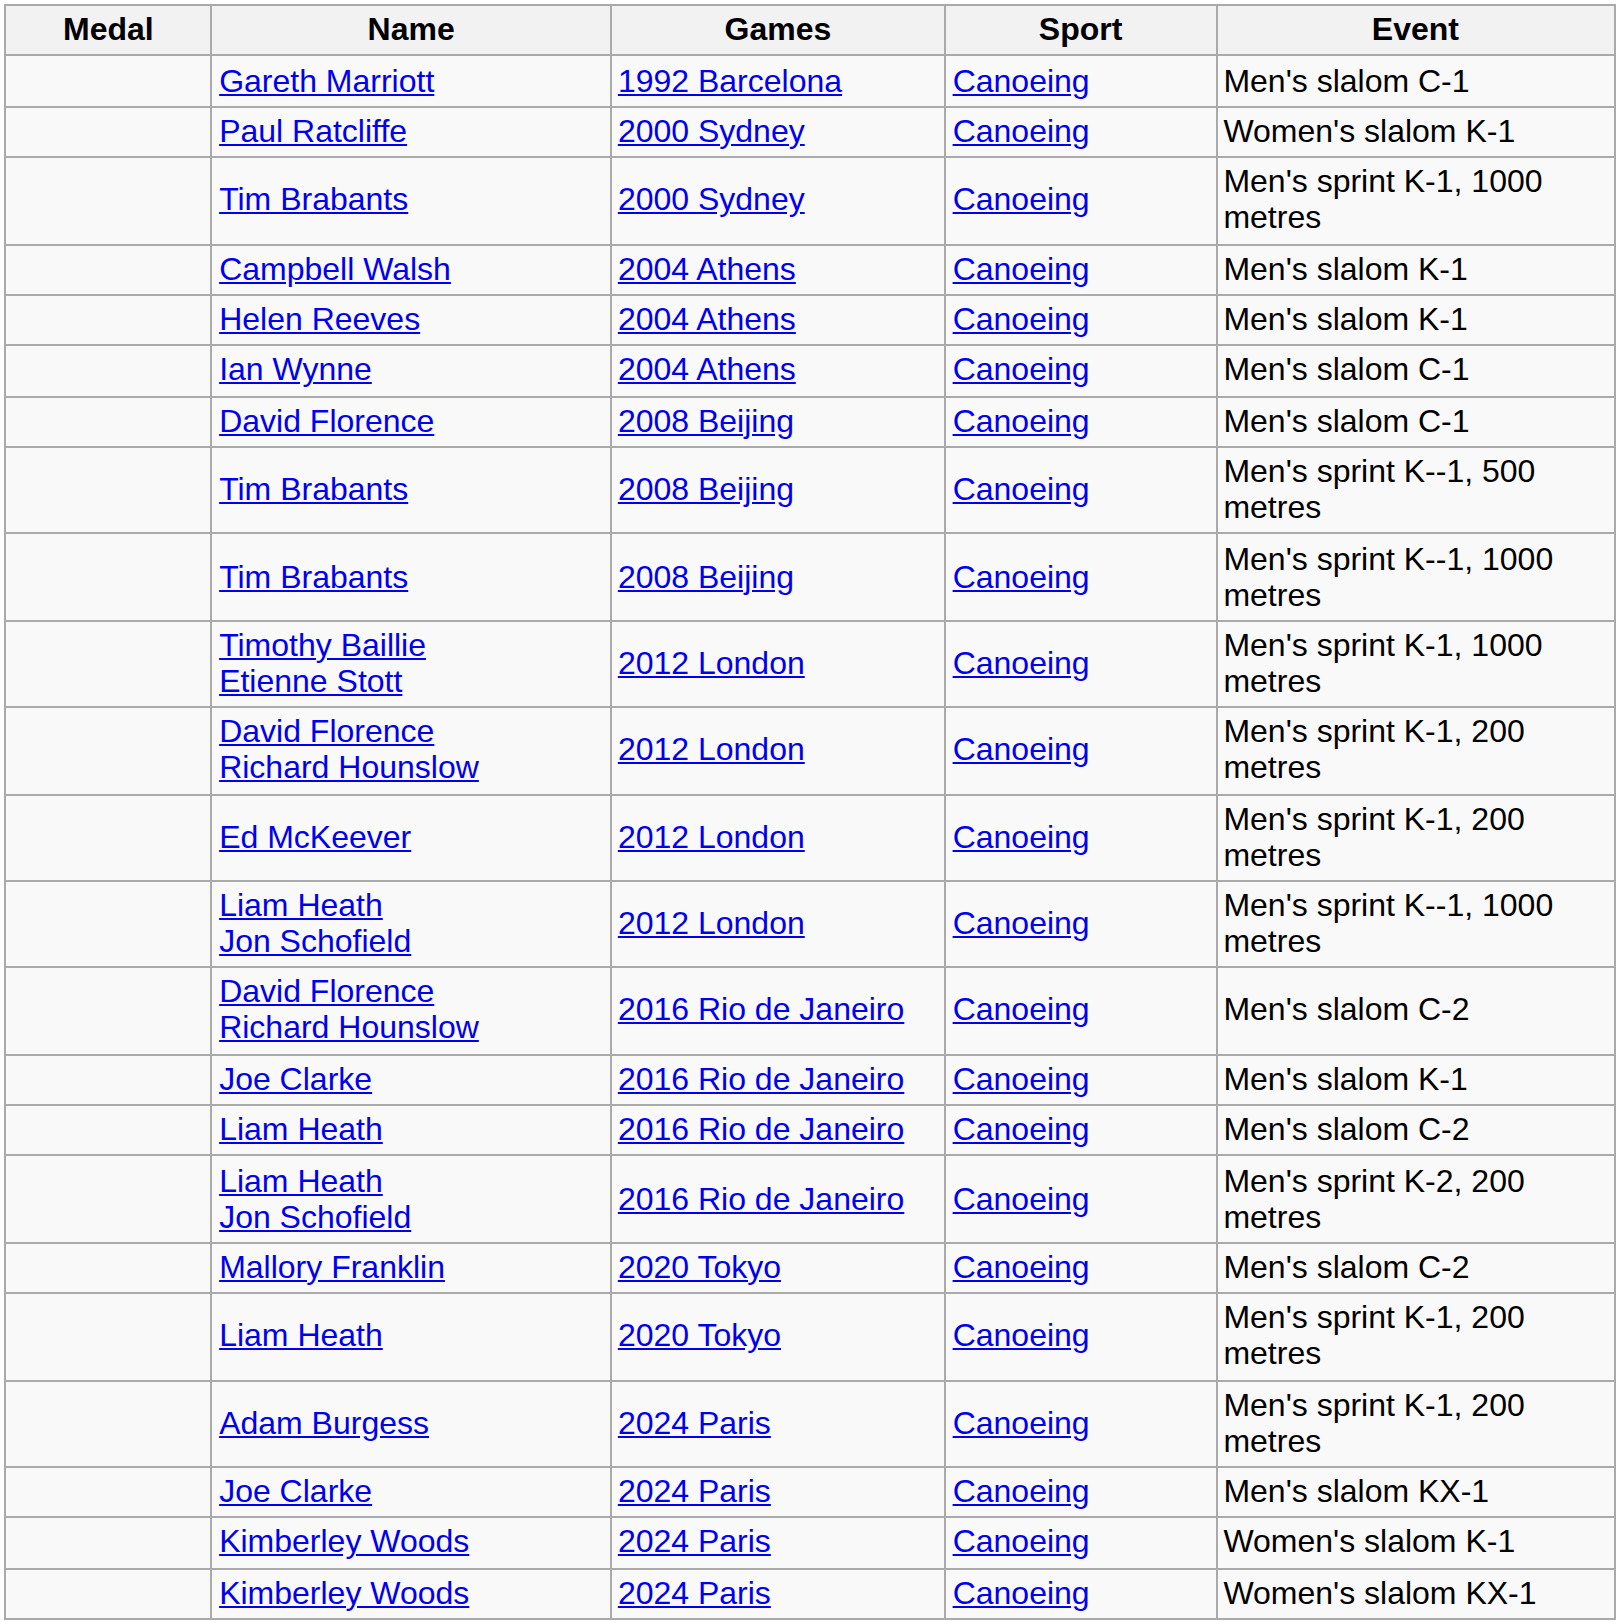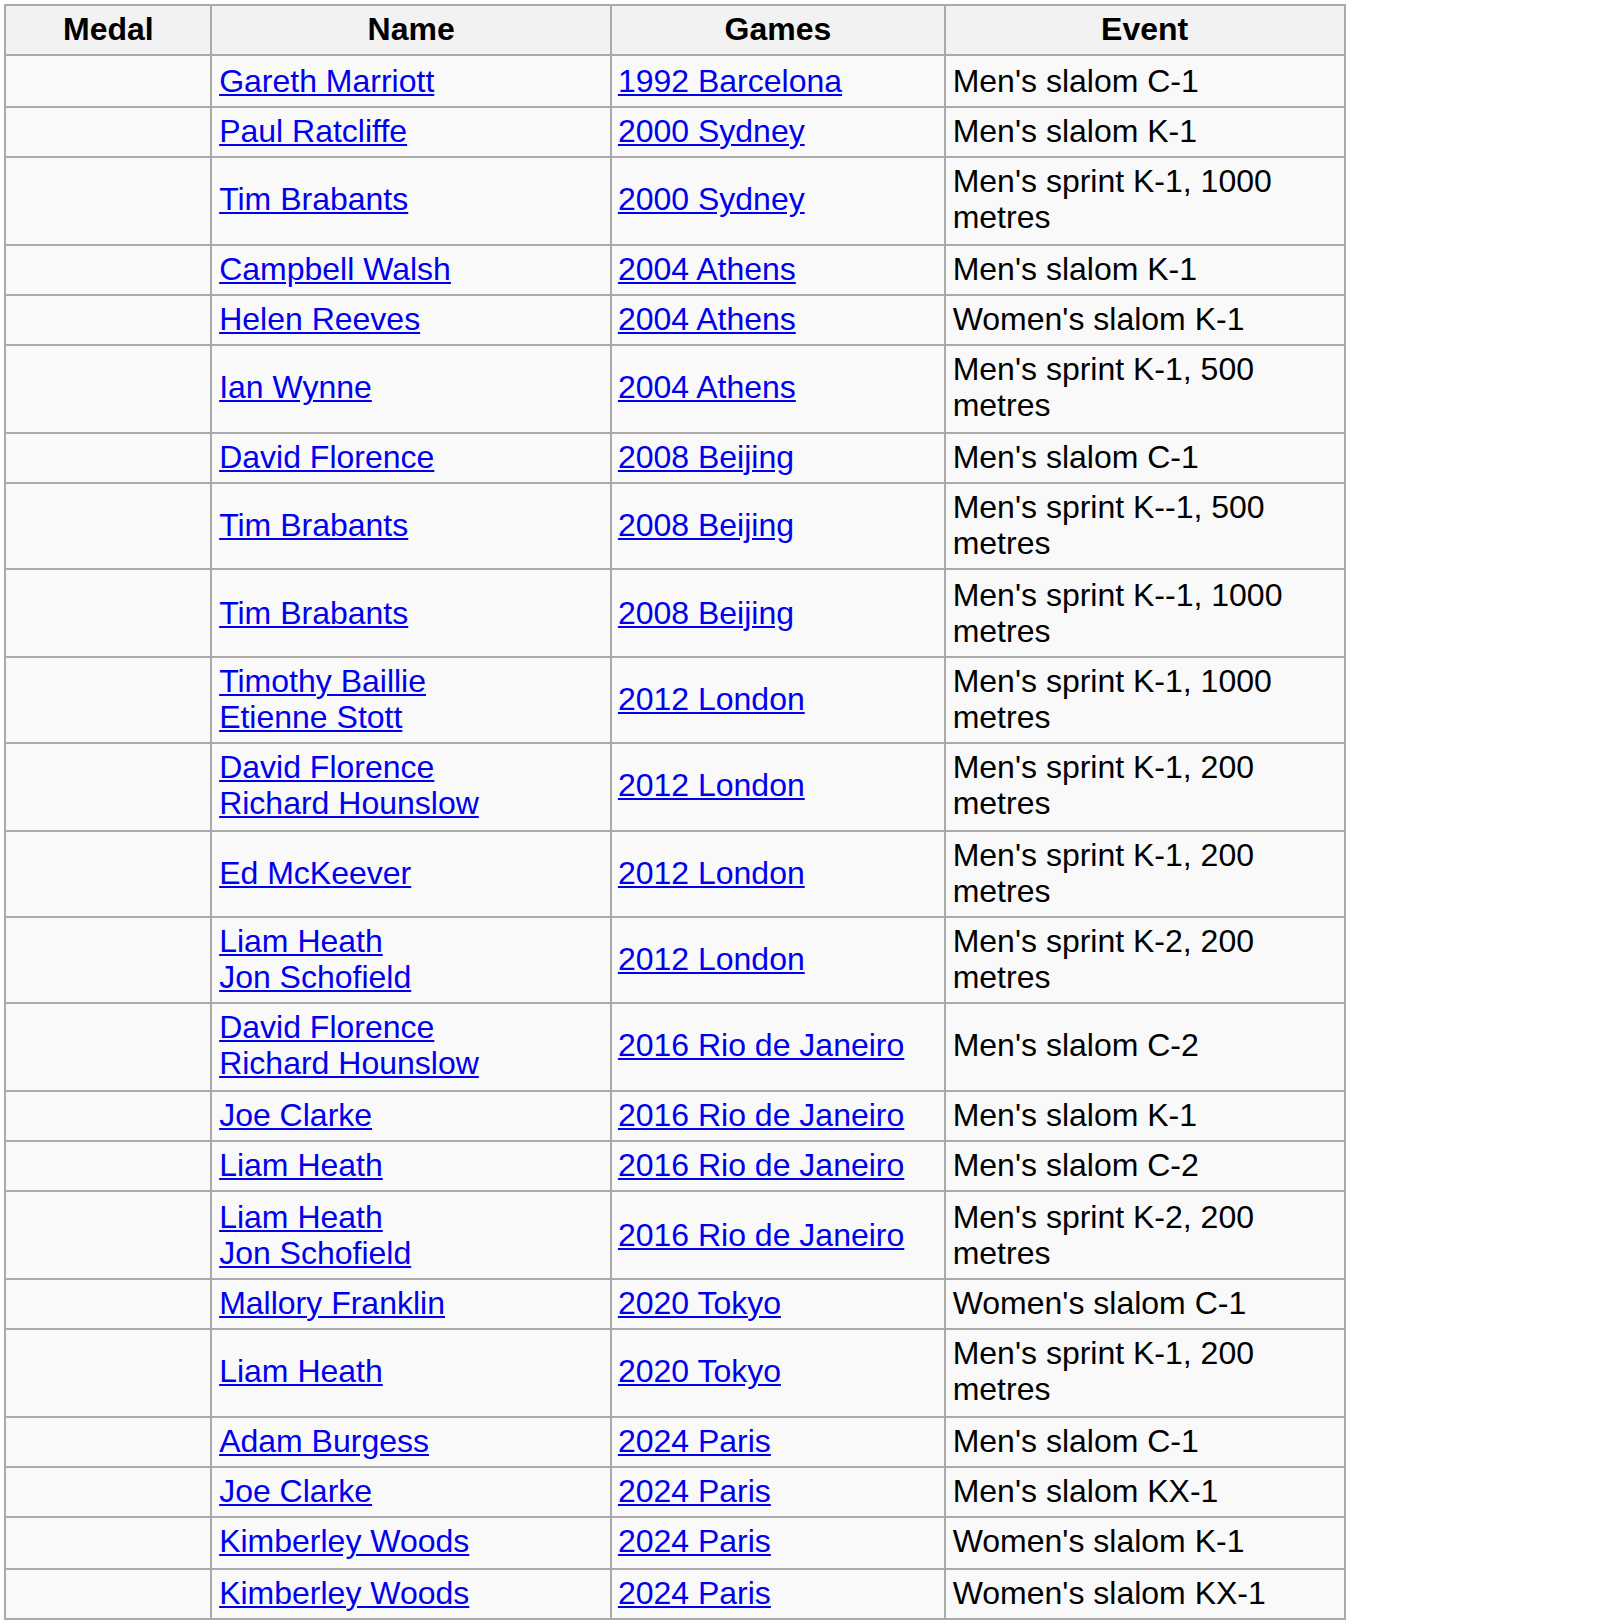- column: (1081, 29)
(1369, 131) Women's slalom K-1 -> (1075, 131) Men's slalom K-1
(1346, 319) Men's slalom K-1 -> (1099, 319) Women's slalom K-1
(1346, 370) Men's slalom C-1 -> (1103, 388) Men's sprint K-1, 500 metres
(1388, 923) Men's sprint K--1, 1000 metres -> (1103, 959) Men's sprint K-2, 200 metres
(1346, 1267) Men's slalom C-2 -> (1099, 1303) Women's slalom C-1
(1374, 1422) Men's sprint K-1, 200 metres -> (1076, 1440) Men's slalom C-1
